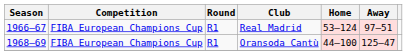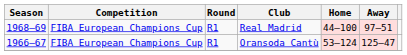(26, 27) 1966–67 -> (26, 27) 1968–69
(340, 27) 53–124 -> (340, 27) 44–100
(26, 42) 1968–69 -> (26, 42) 1966–67
(340, 42) 44–100 -> (340, 42) 53–124
